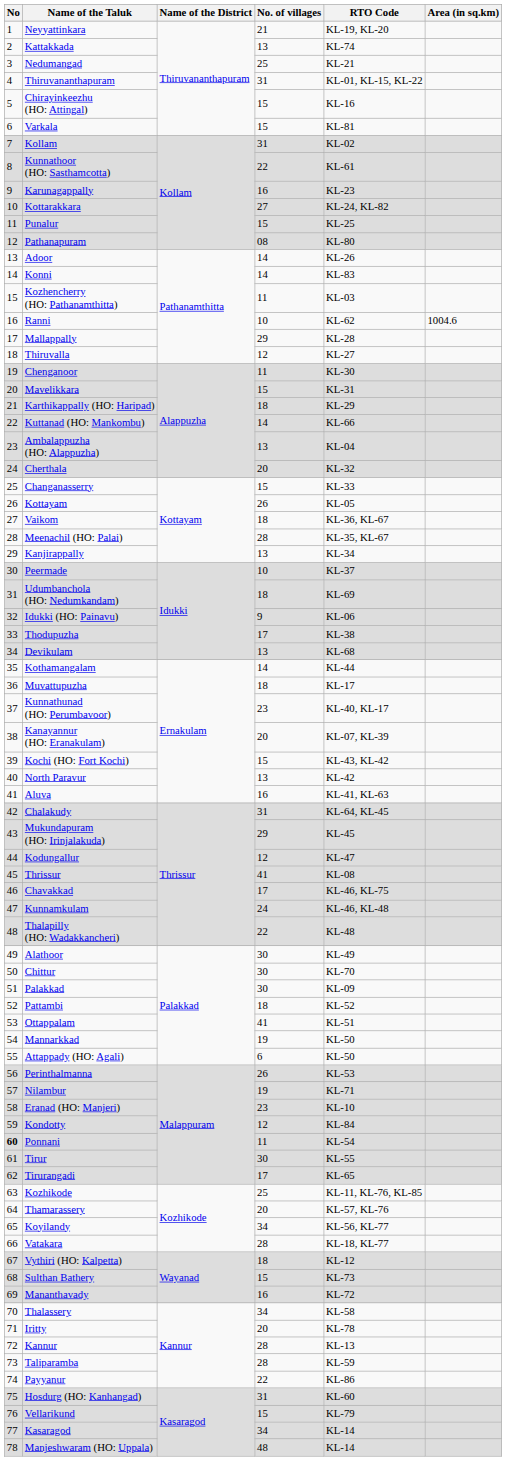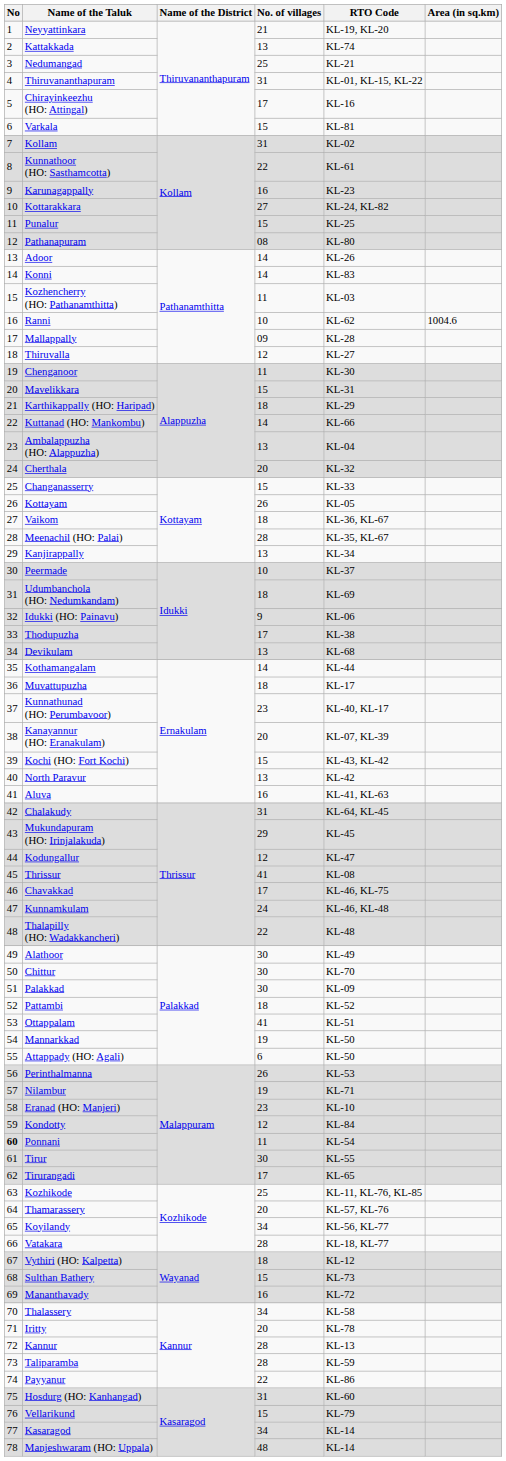(262, 104) 15 -> (262, 104) 17
(262, 338) 29 -> (262, 338) 09
